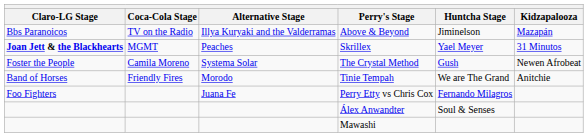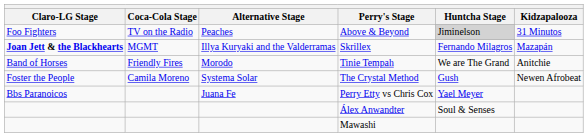(37, 32) Bbs Paranoicos -> (31, 32) Foo Fighters
(268, 32) Illya Kuryaki and the Valderramas -> (217, 32) Peaches
(459, 32) no background -> (459, 32) lightgrey background
(535, 32) Mazapán -> (539, 32) 31 Minutos
(217, 47) Peaches -> (268, 47) Illya Kuryaki and the Valderramas
(460, 47) Yael Meyer -> (475, 47) Fernando Milagros
(539, 47) 31 Minutos -> (535, 47) Mazapán
rows swapped: (367, 78) <-> (379, 63)
(31, 94) Foo Fighters -> (37, 94) Bbs Paranoicos
(475, 94) Fernando Milagros -> (460, 94) Yael Meyer
